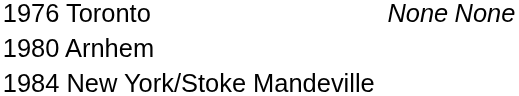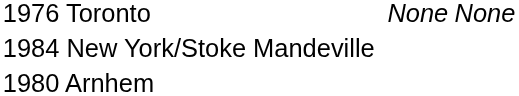rows swapped: (78, 48) <-> (189, 83)
